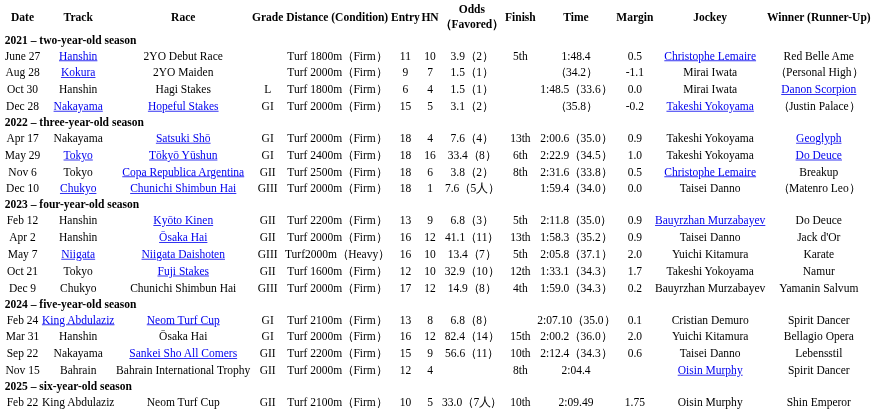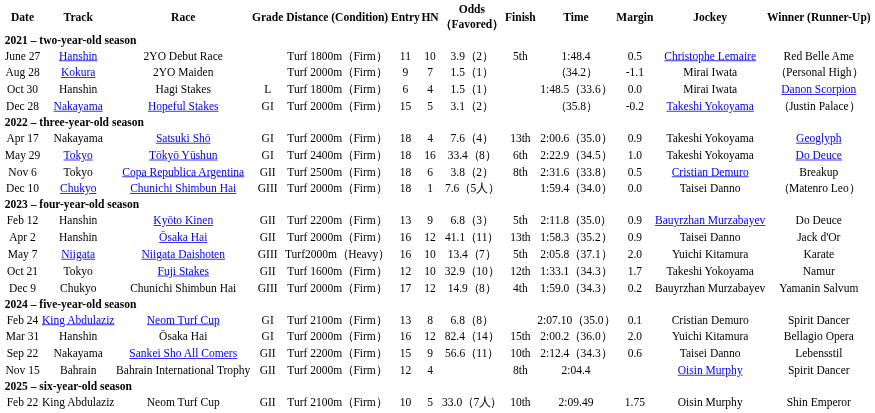(710, 172) Christophe Lemaire -> (710, 172) Cristian Demuro
